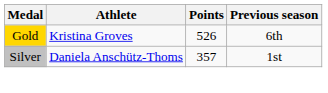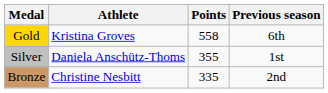(206, 35) 526 -> (209, 35) 558
(206, 56) 357 -> (209, 56) 355
+ row: (26, 77)
